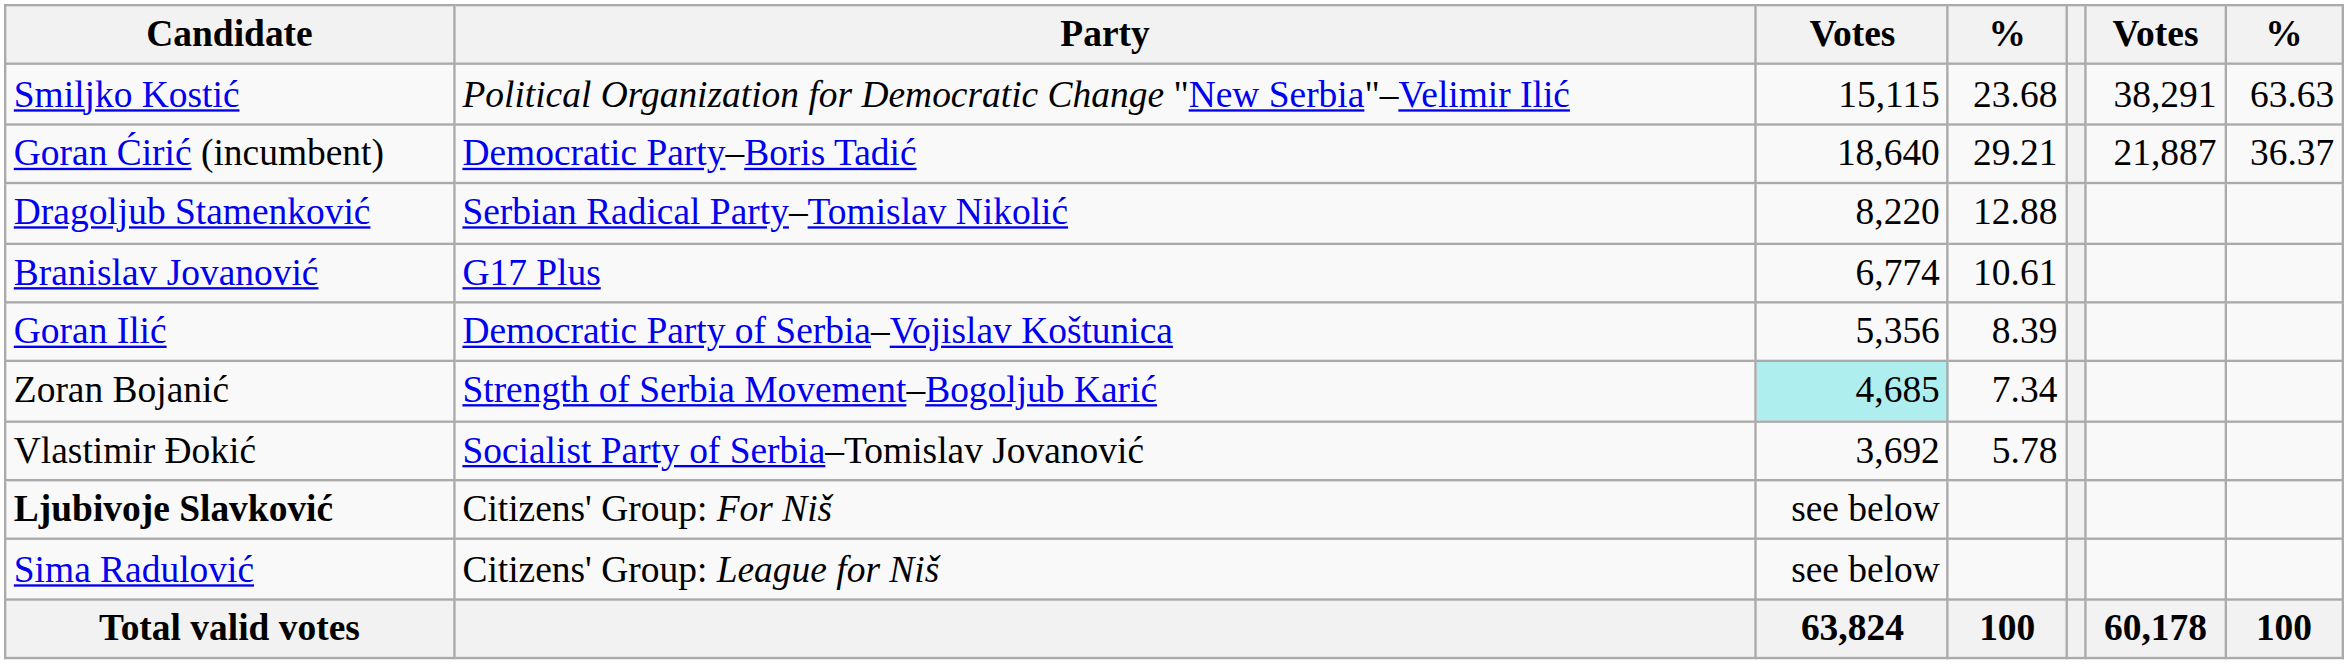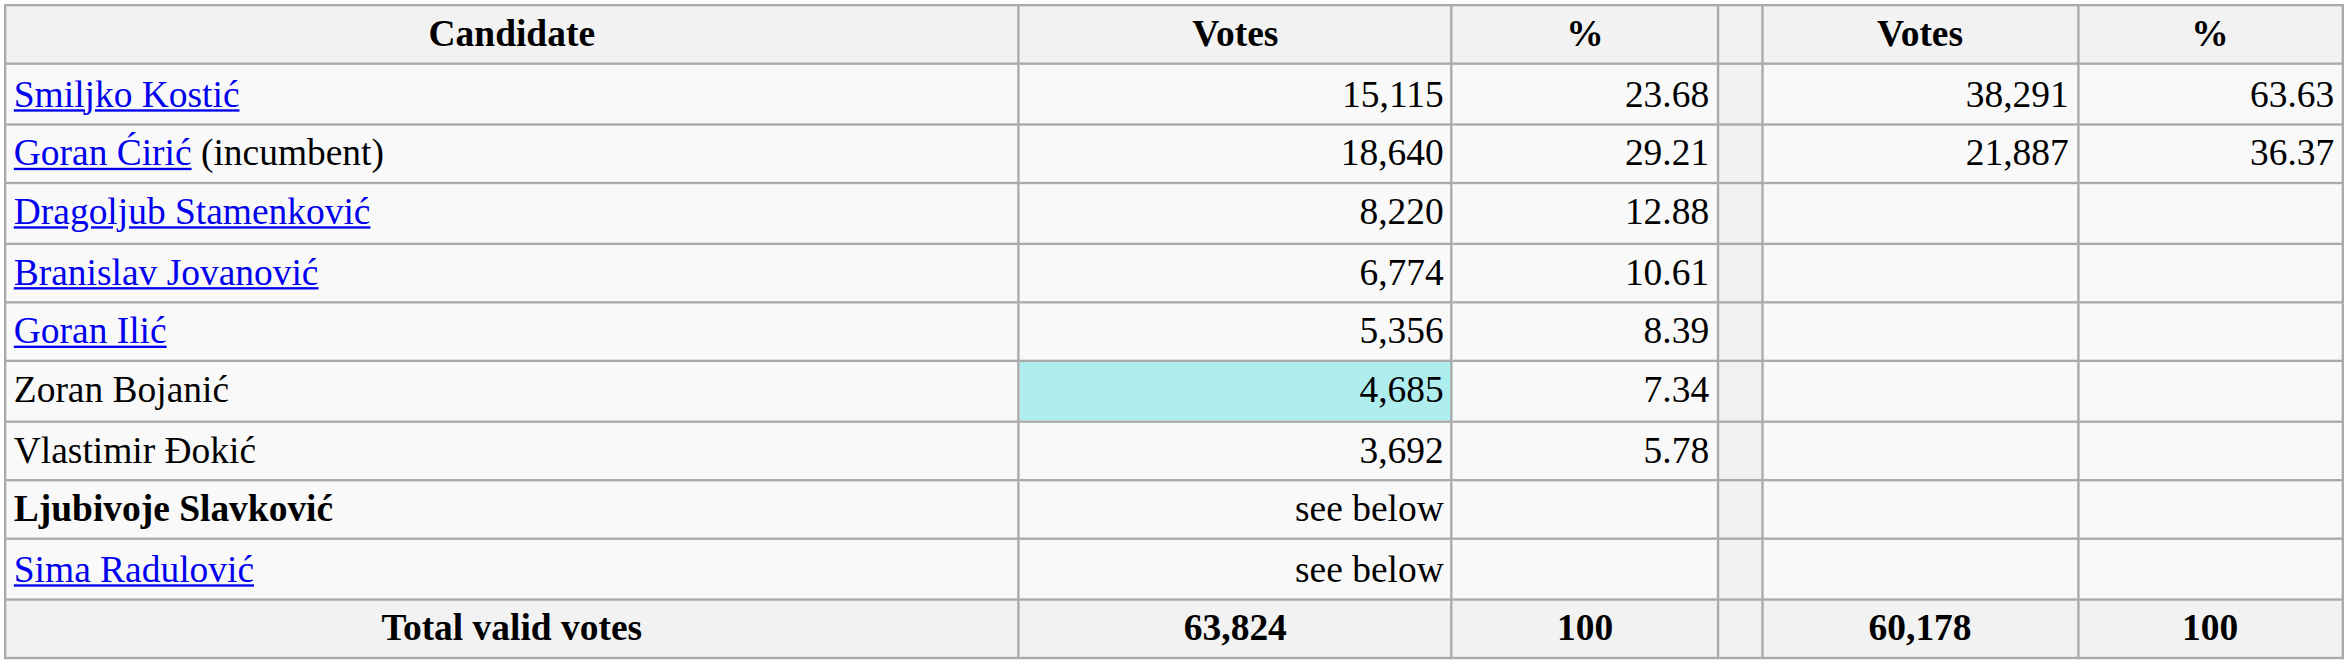- column: (1105, 34)
